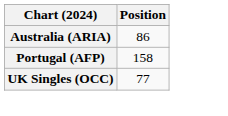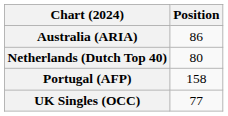+ row: (87, 57)
